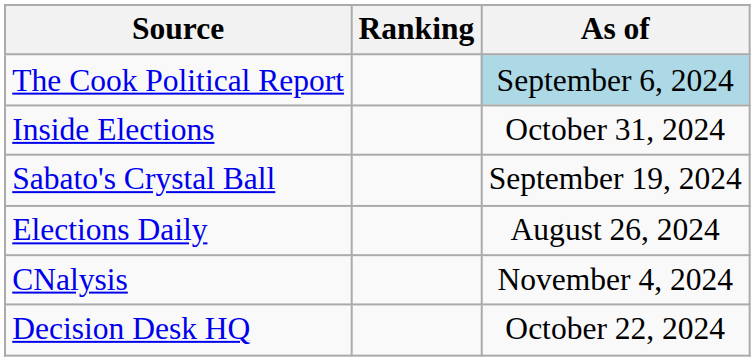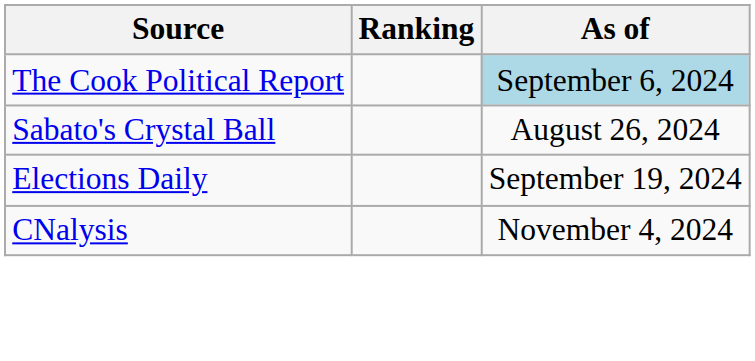- row: (113, 129)
(615, 179) September 19, 2024 -> (615, 129) August 26, 2024
(615, 229) August 26, 2024 -> (615, 179) September 19, 2024
- row: (131, 329)
